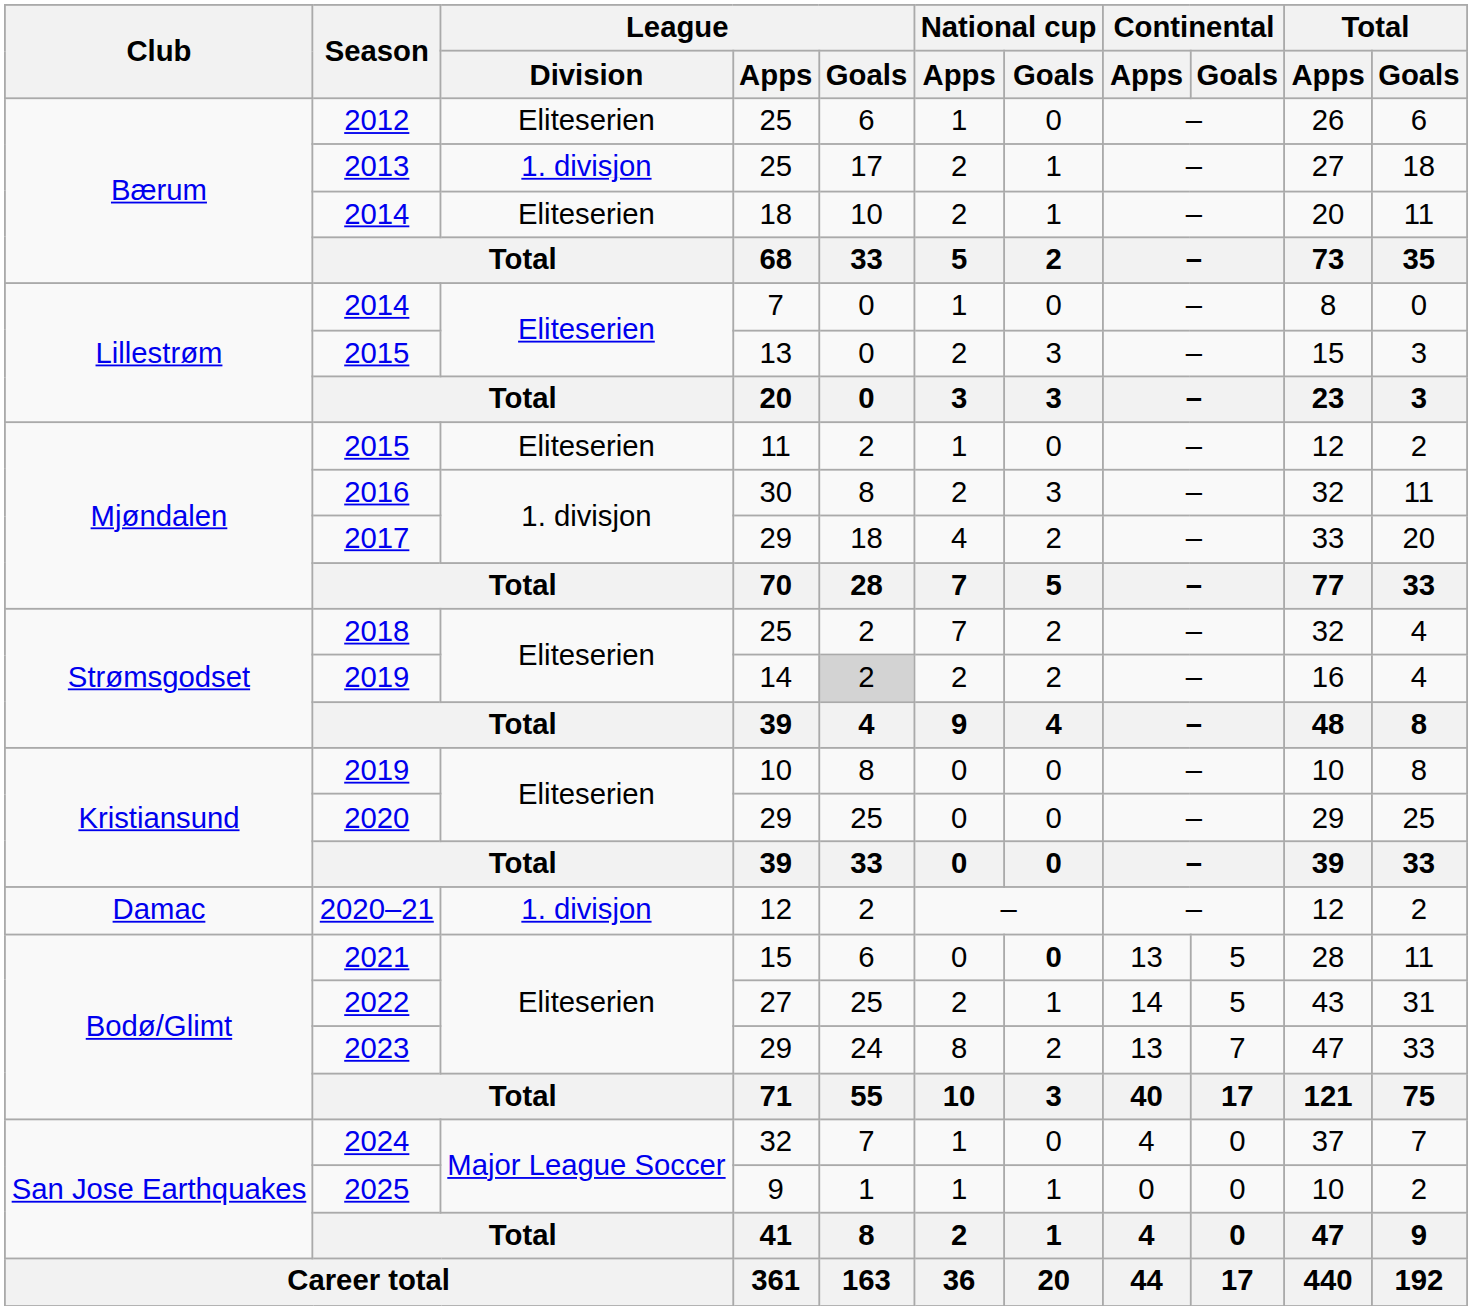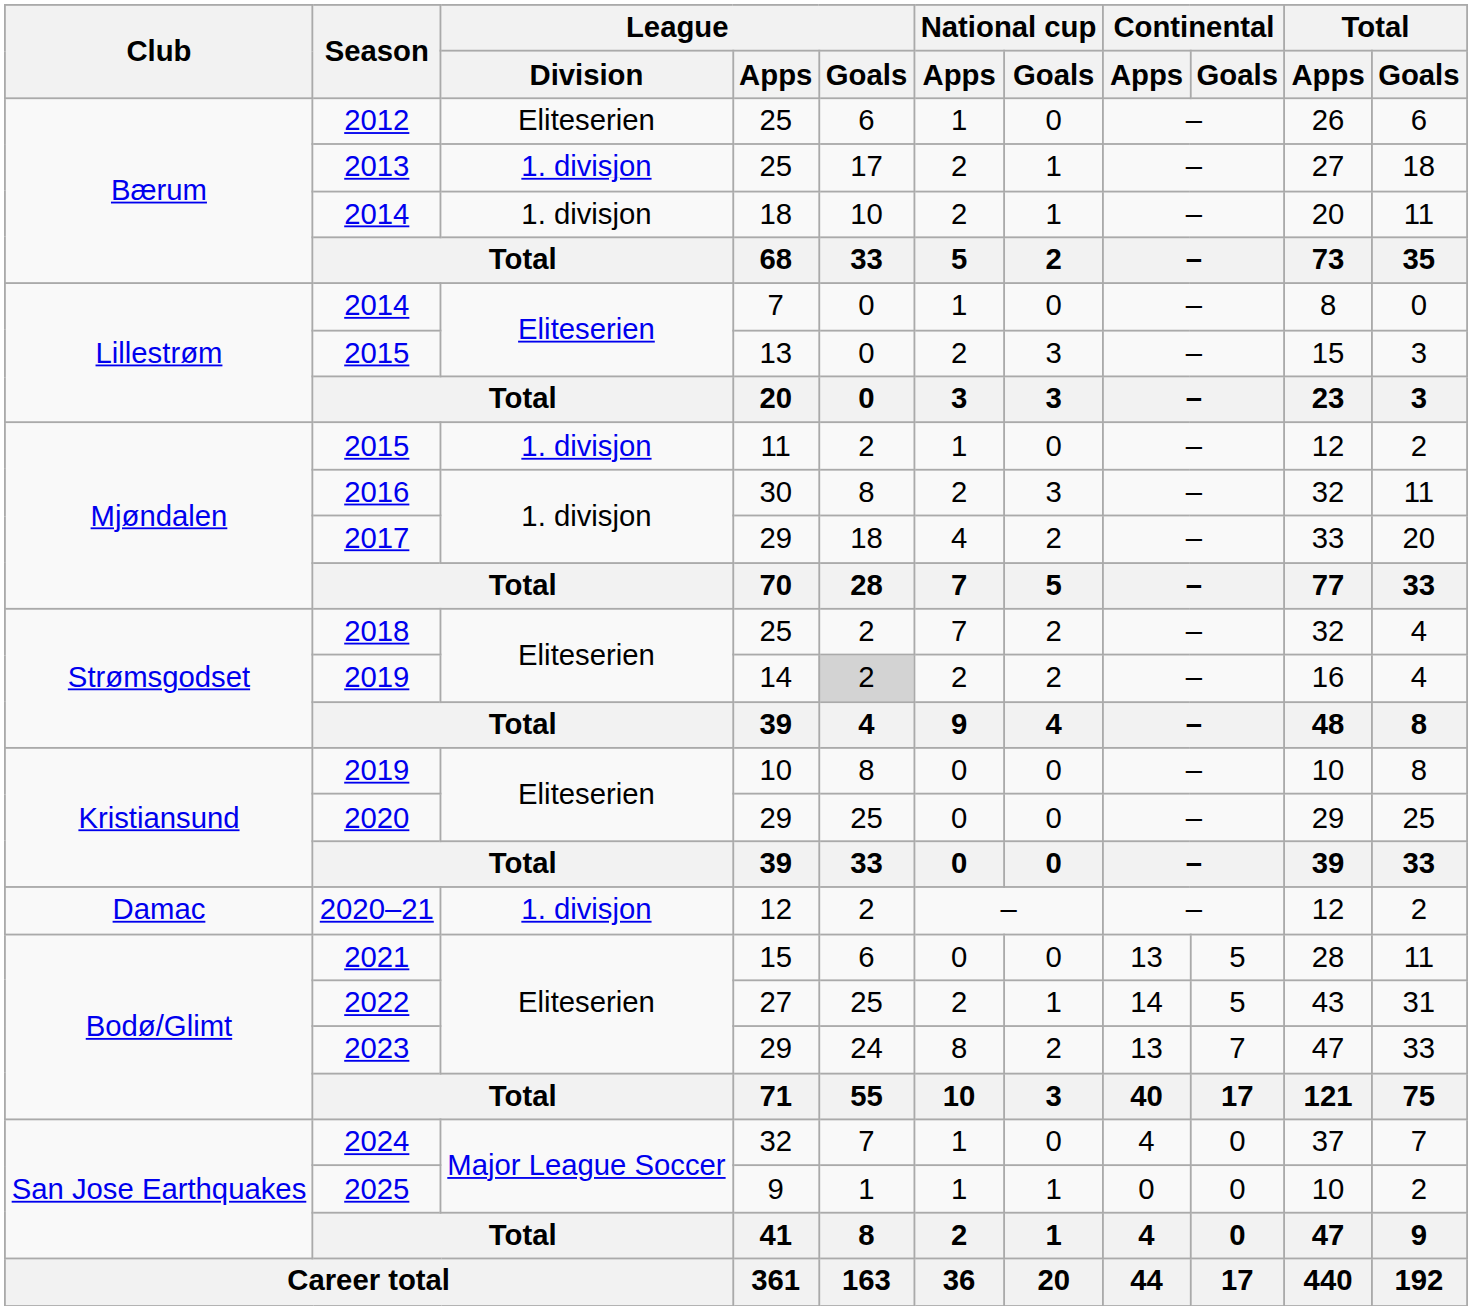(586, 213) Eliteserien -> (586, 213) 1. divisjon
(586, 445) Eliteserien -> (586, 445) 1. divisjon
(1054, 956) bold -> (1054, 956) normal
